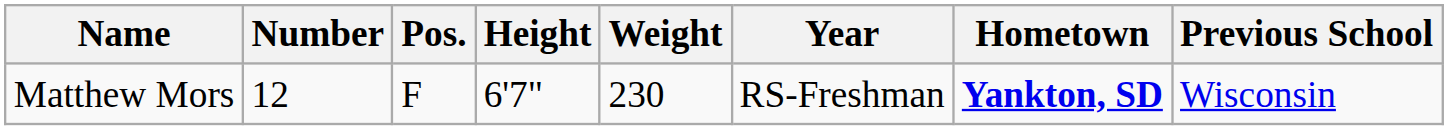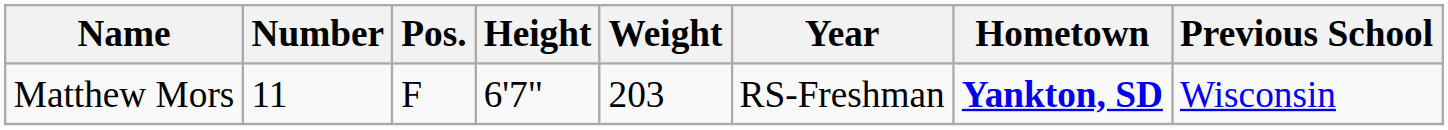(270, 93) 12 -> (269, 93) 11
(636, 93) 230 -> (636, 93) 203
